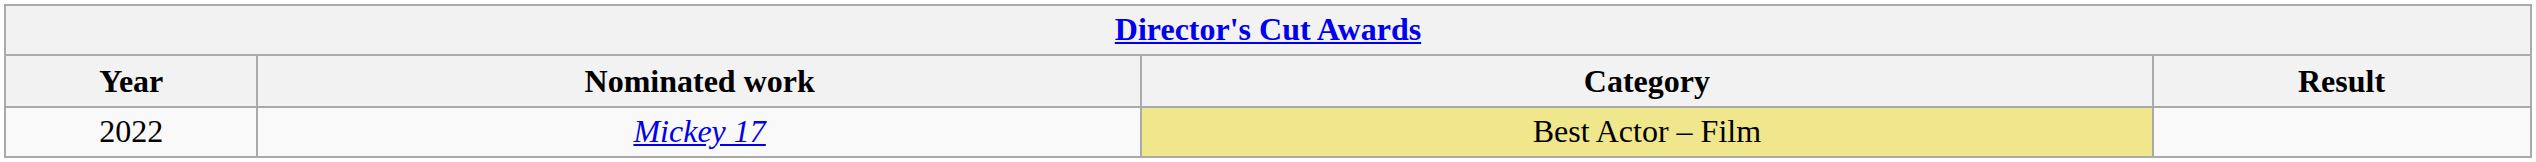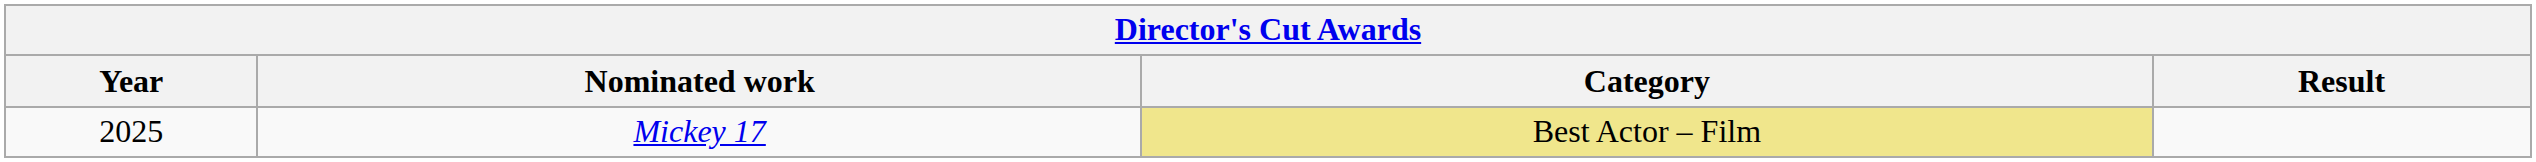(131, 131) 2022 -> (131, 131) 2025
